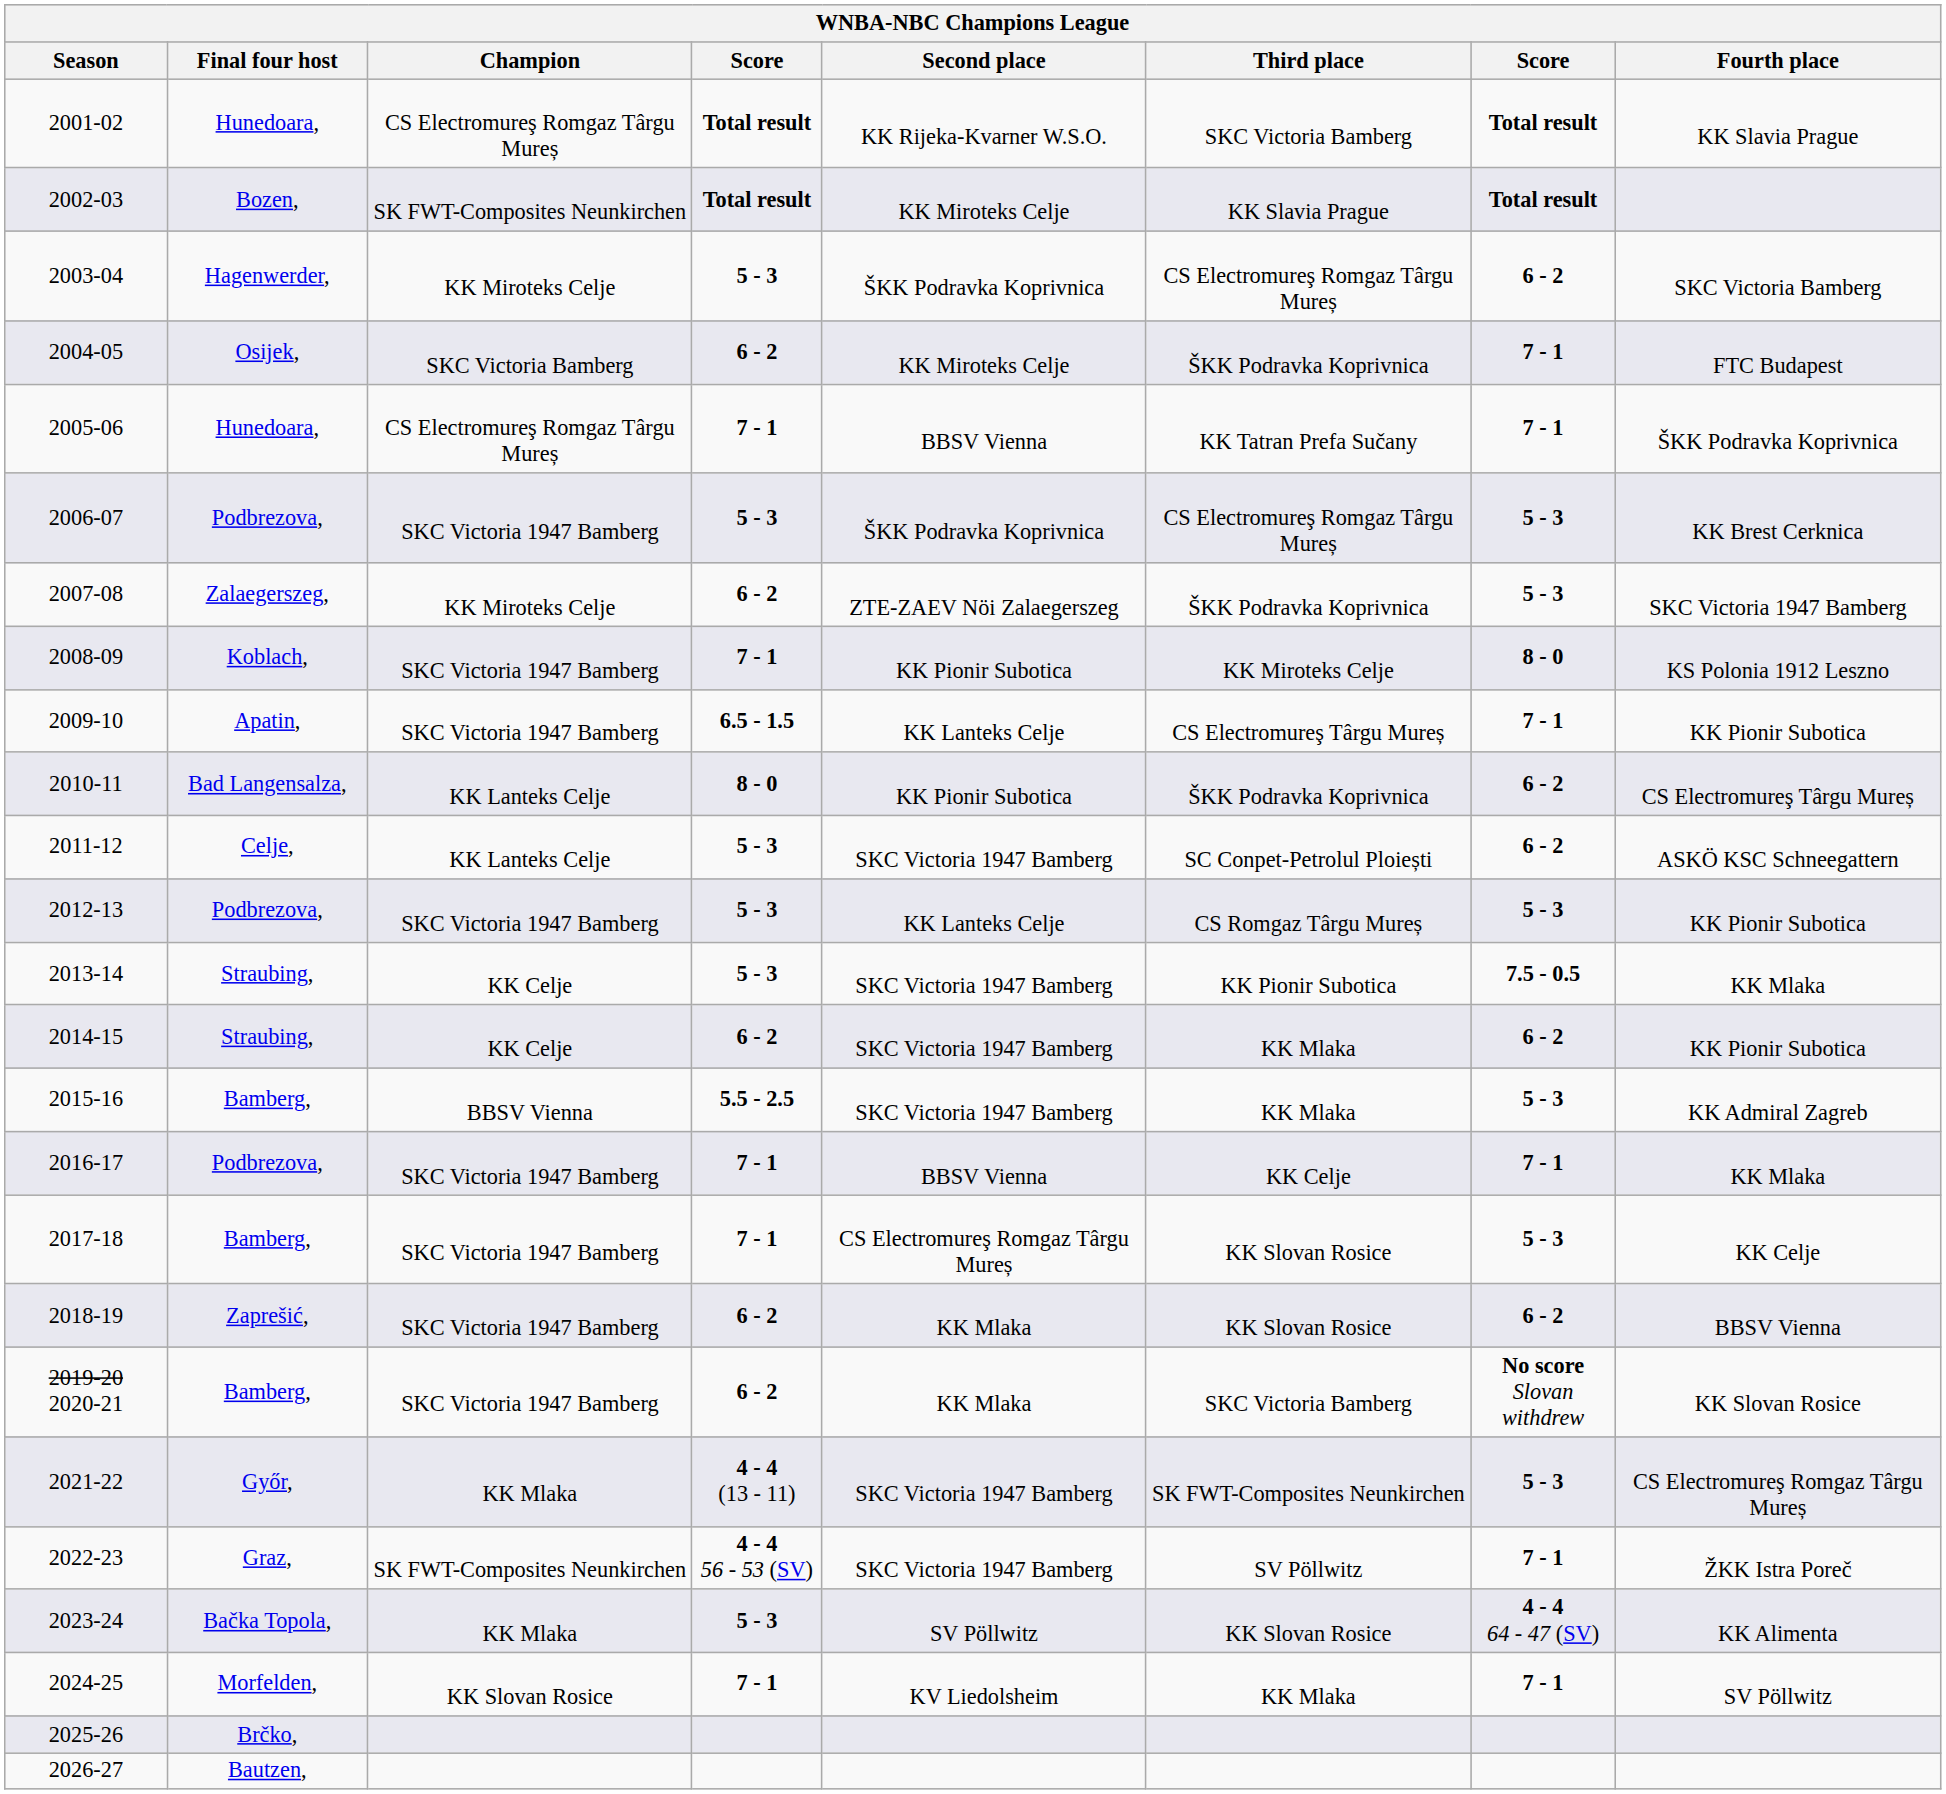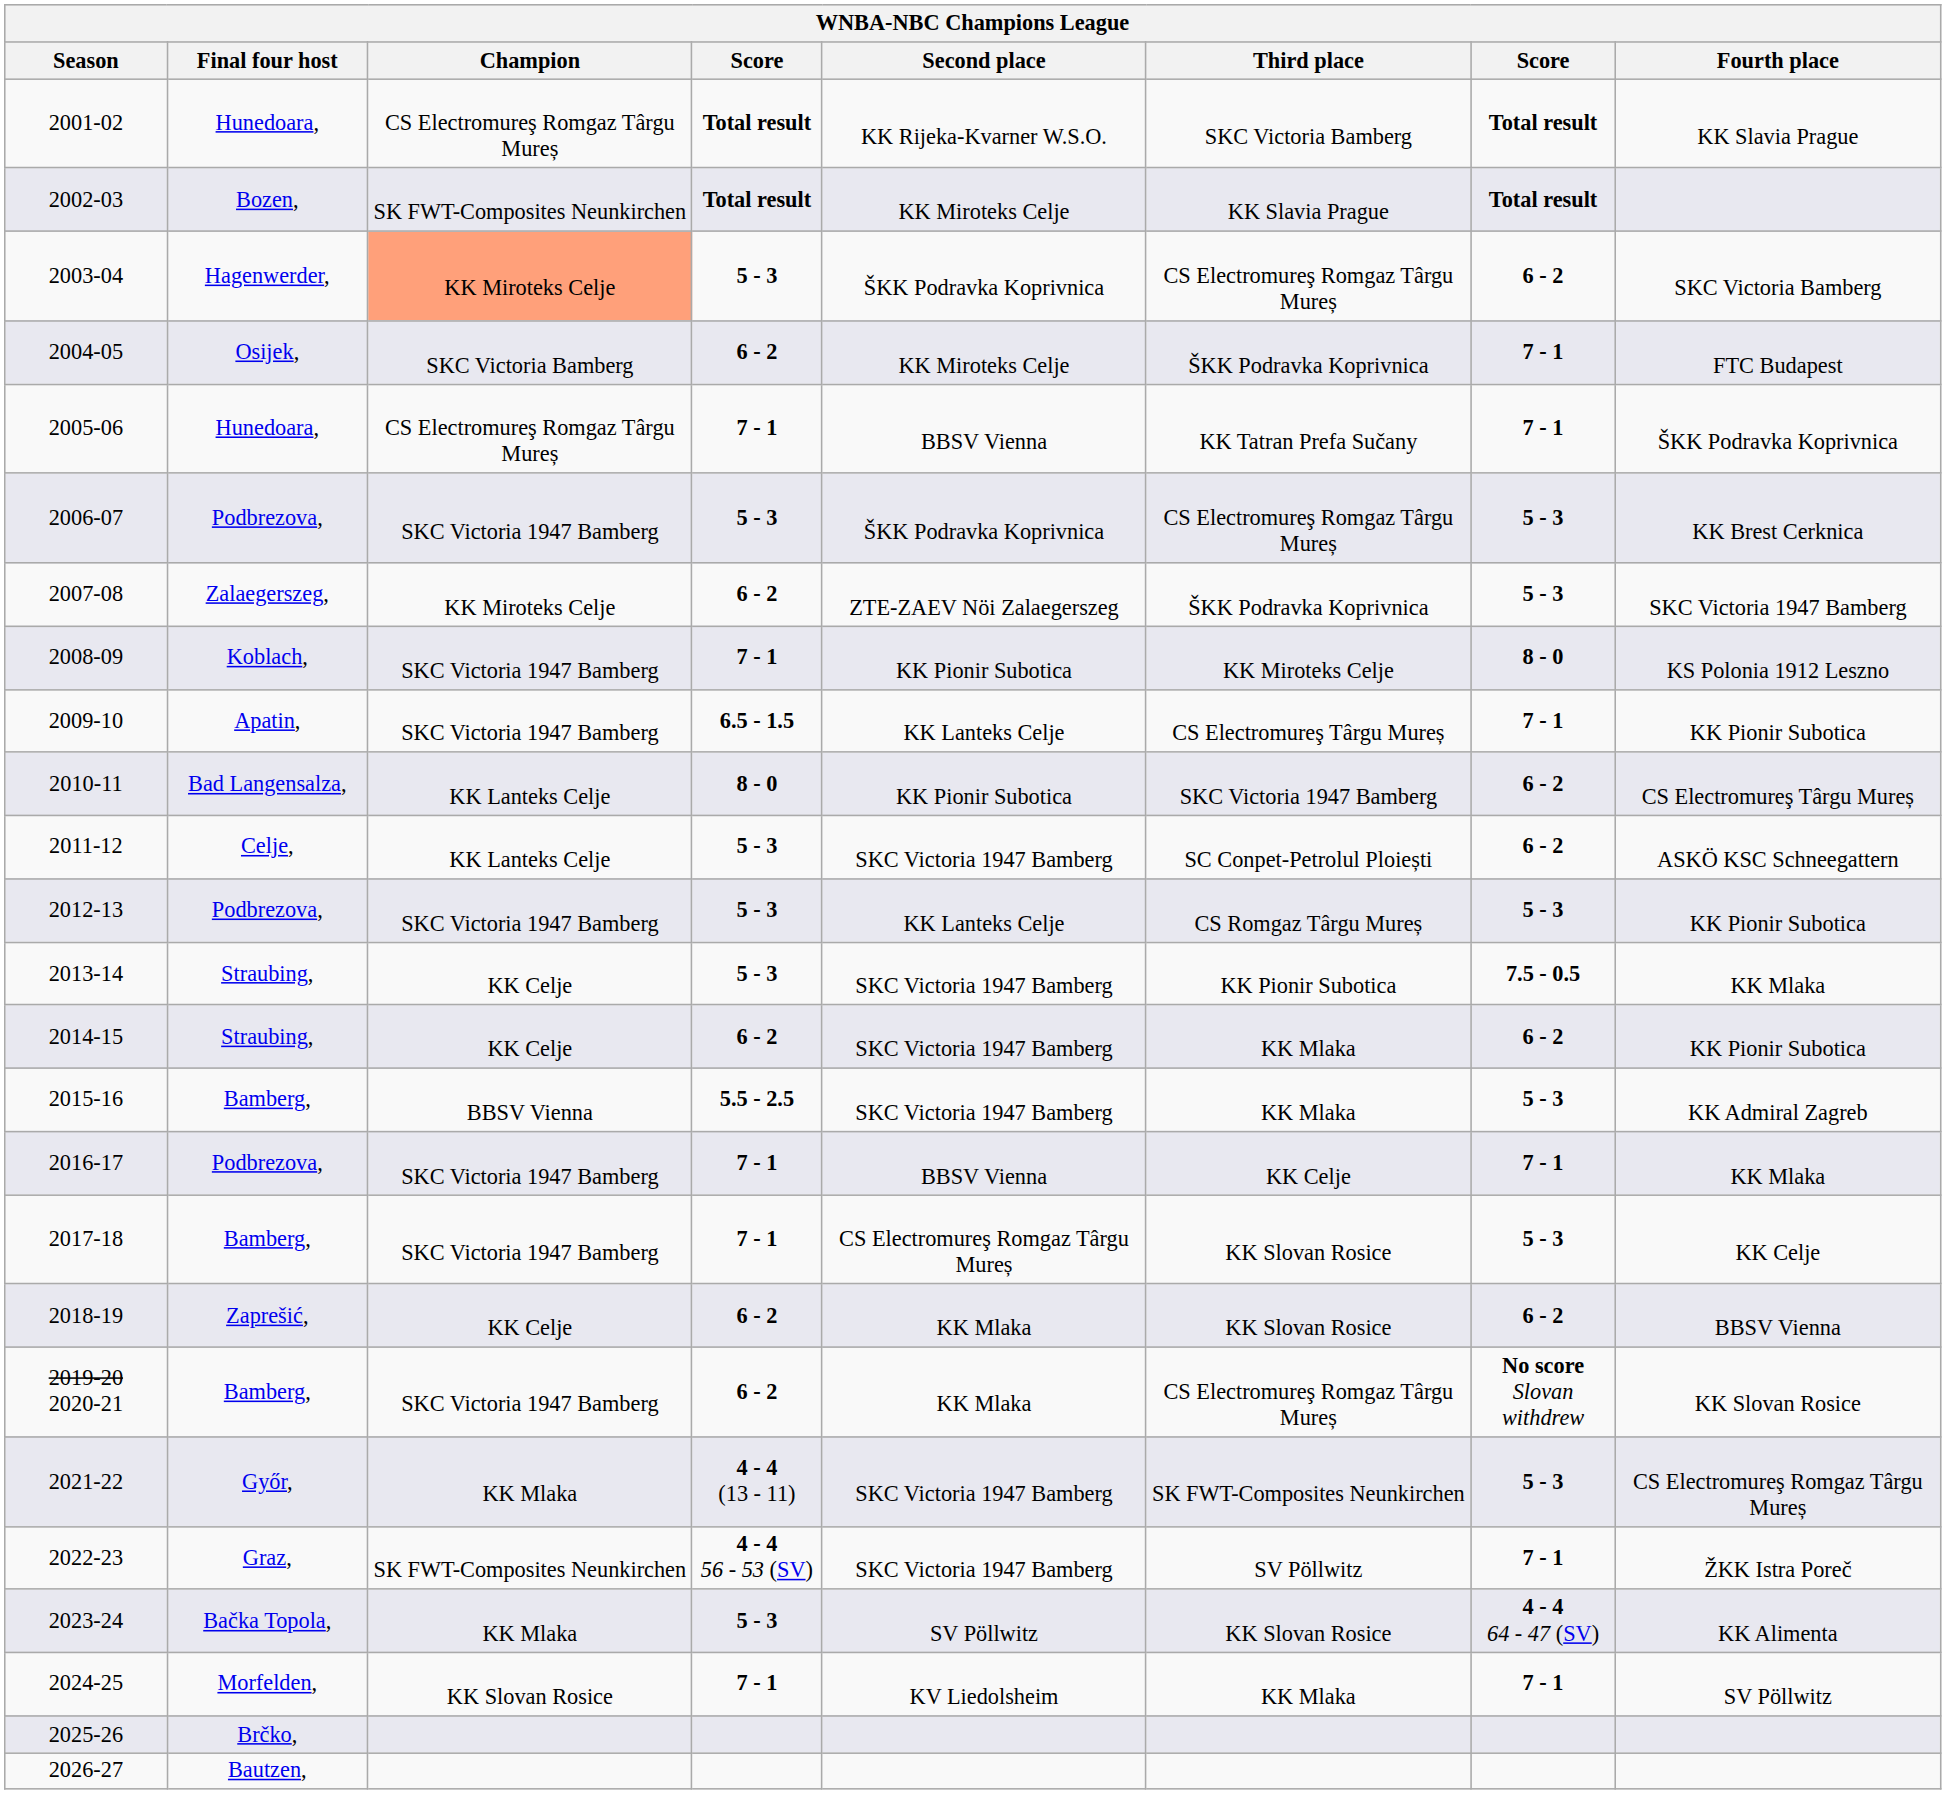(530, 289) no background -> (530, 289) lightsalmon background
(1308, 797) ŠKK Podravka Koprivnica -> (1308, 797) SKC Victoria 1947 Bamberg
(530, 1328) SKC Victoria 1947 Bamberg -> (530, 1328) KK Celje
(1308, 1405) SKC Victoria Bamberg -> (1308, 1405) CS Electromureş Romgaz Târgu Mureș
